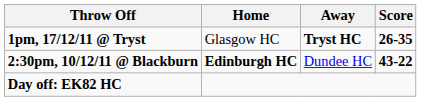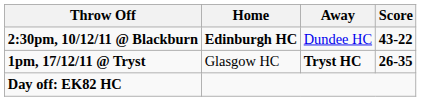rows swapped: (103, 61) <-> (77, 38)
